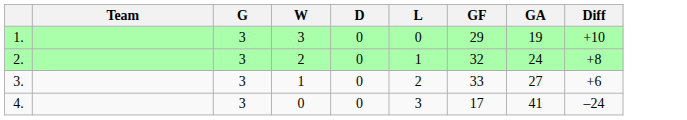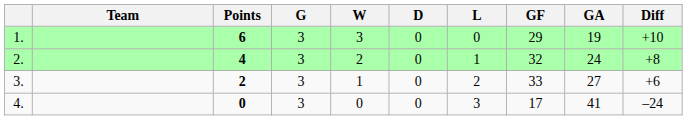+ column: (242, 15)
